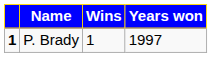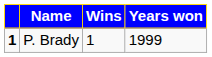(145, 40) 1997 -> (145, 40) 1999
